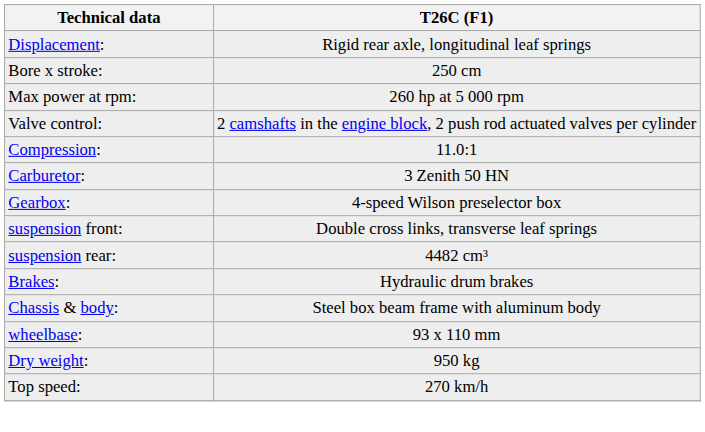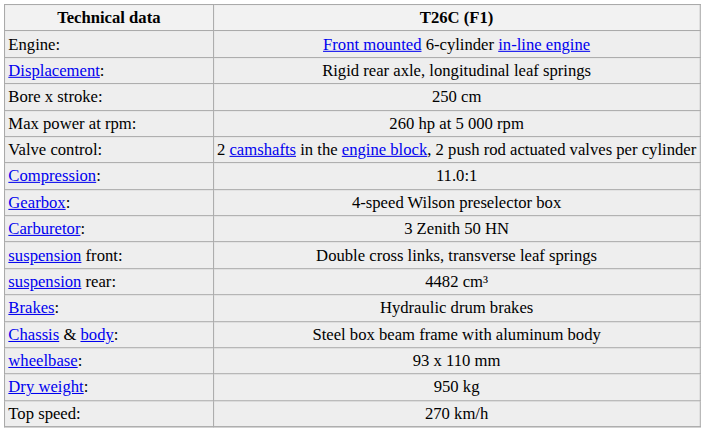+ row: (36, 44)
rows swapped: (49, 176) <-> (41, 202)
